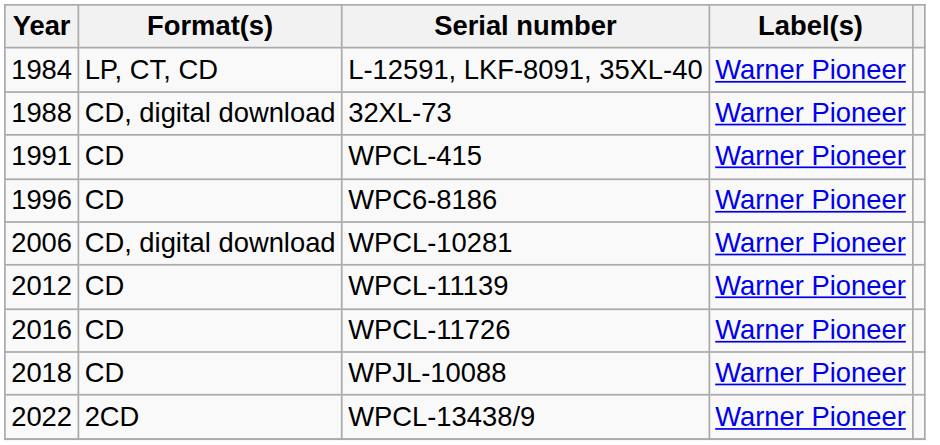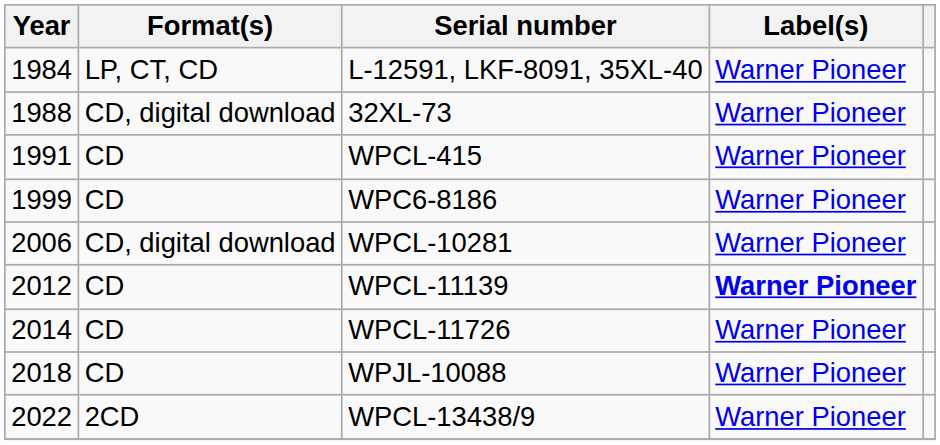(42, 199) 1996 -> (42, 199) 1999
(811, 286) normal -> (816, 286) bold
(42, 329) 2016 -> (42, 329) 2014
